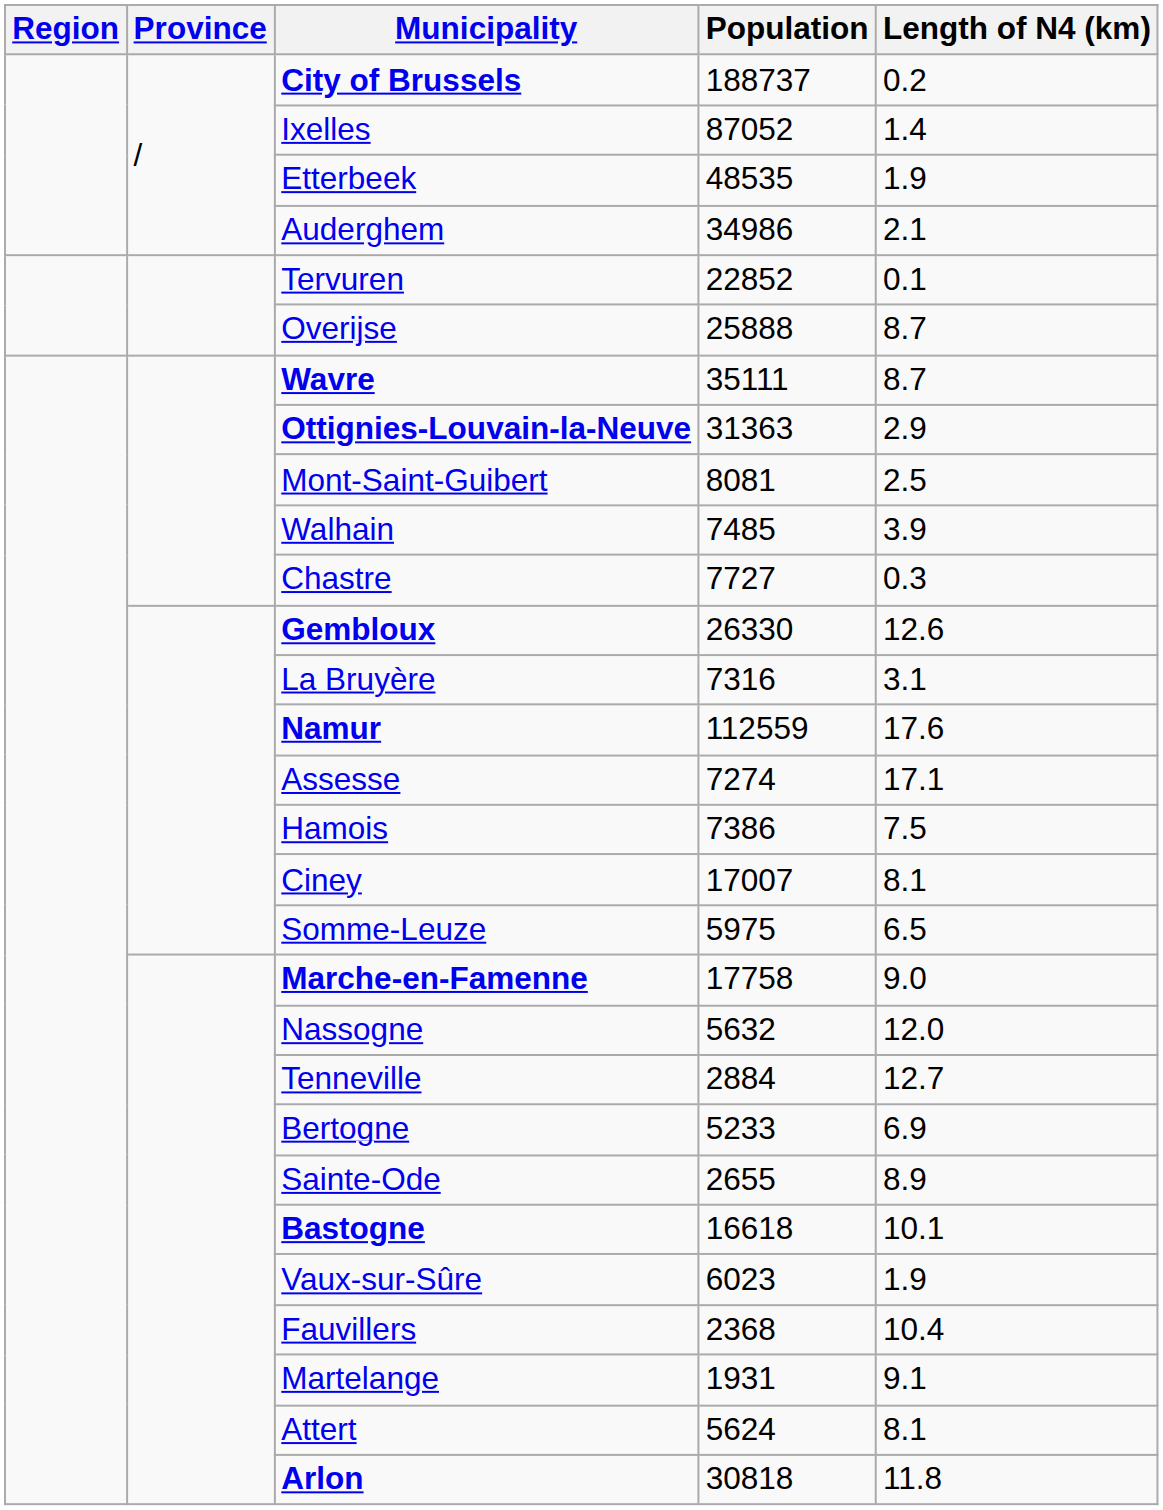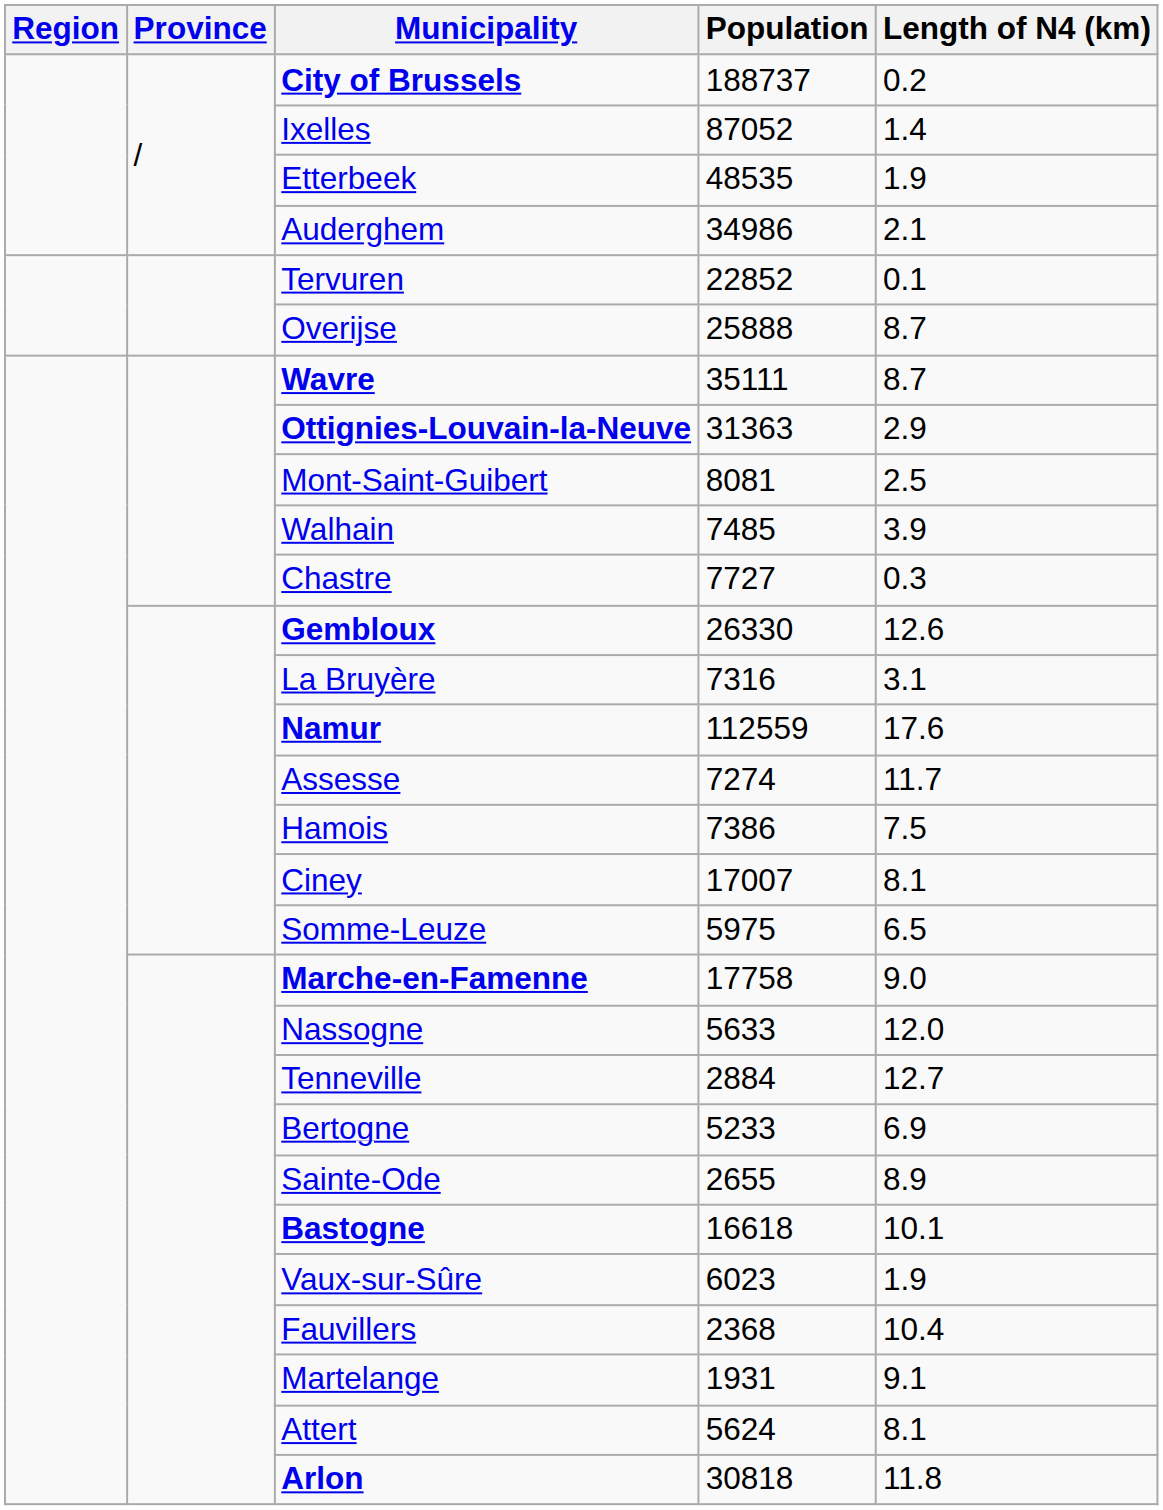(914, 779) 17.1 -> (912, 779) 11.7
(741, 1029) 5632 -> (741, 1029) 5633
